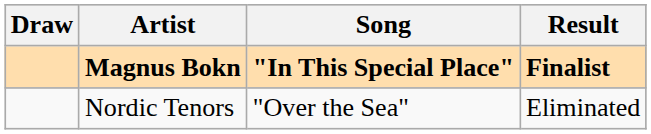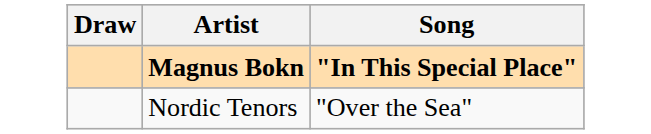- column: (583, 25)
